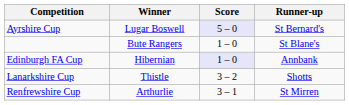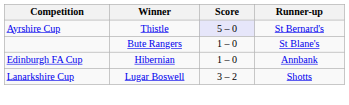(155, 28) Lugar Boswell -> (155, 28) Thistle
(227, 60) lavender background -> (227, 60) no background
(155, 76) Thistle -> (155, 76) Lugar Boswell
- row: (43, 92)
